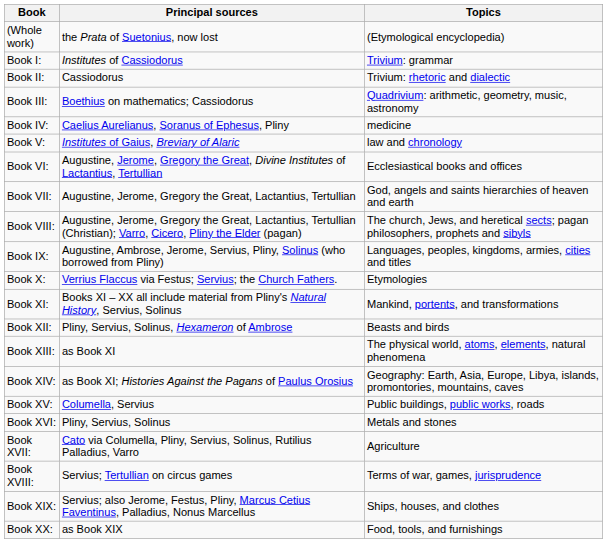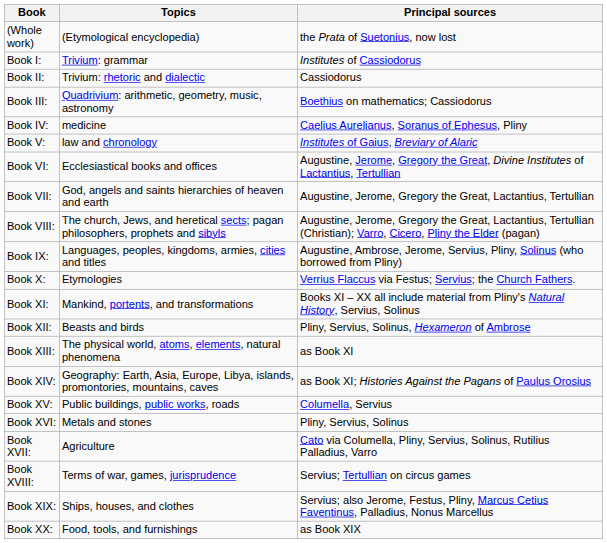columns swapped: (483, 13) <-> (212, 13)
